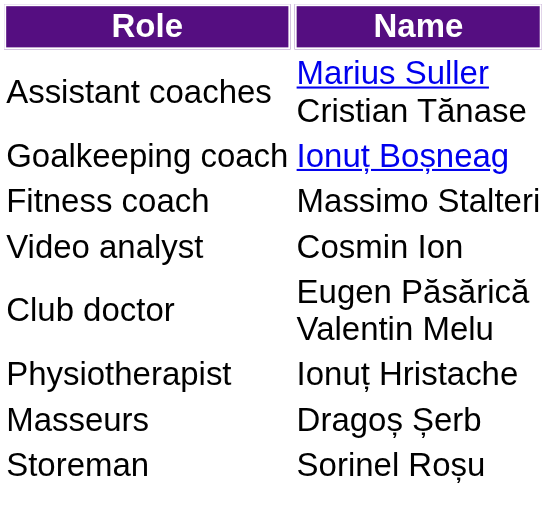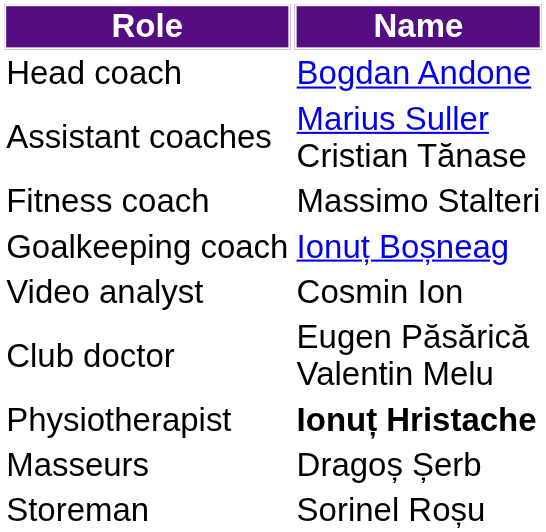+ row: (94, 73)
rows swapped: (147, 156) <-> (108, 201)
(407, 374) normal -> (417, 419) bold
